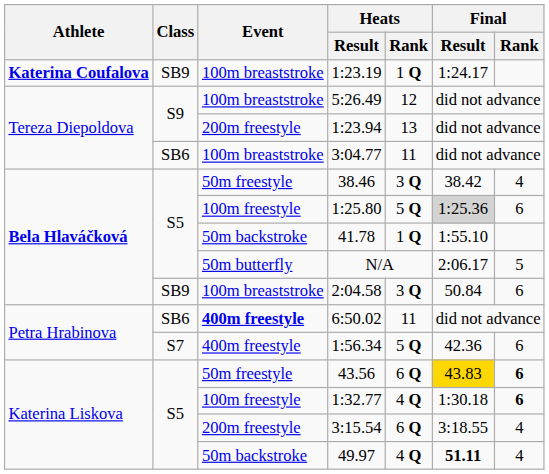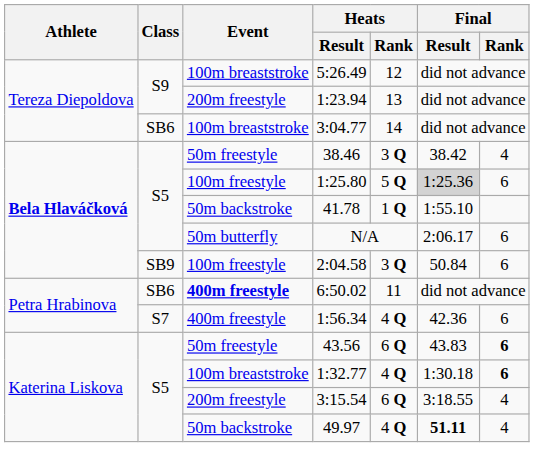- row: (357, 73)
(409, 155) 11 -> (394, 127) 14
(519, 264) 5 -> (504, 237) 6
(263, 291) 100m breaststroke -> (236, 264) 100m freestyle
(409, 346) 5 Q -> (394, 318) 4 Q
(463, 373) gold background -> (448, 346) no background
(251, 400) 100m freestyle -> (248, 373) 100m breaststroke
